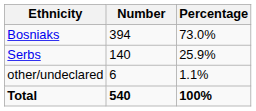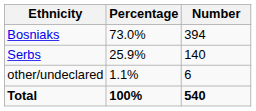columns swapped: (141, 14) <-> (214, 14)
